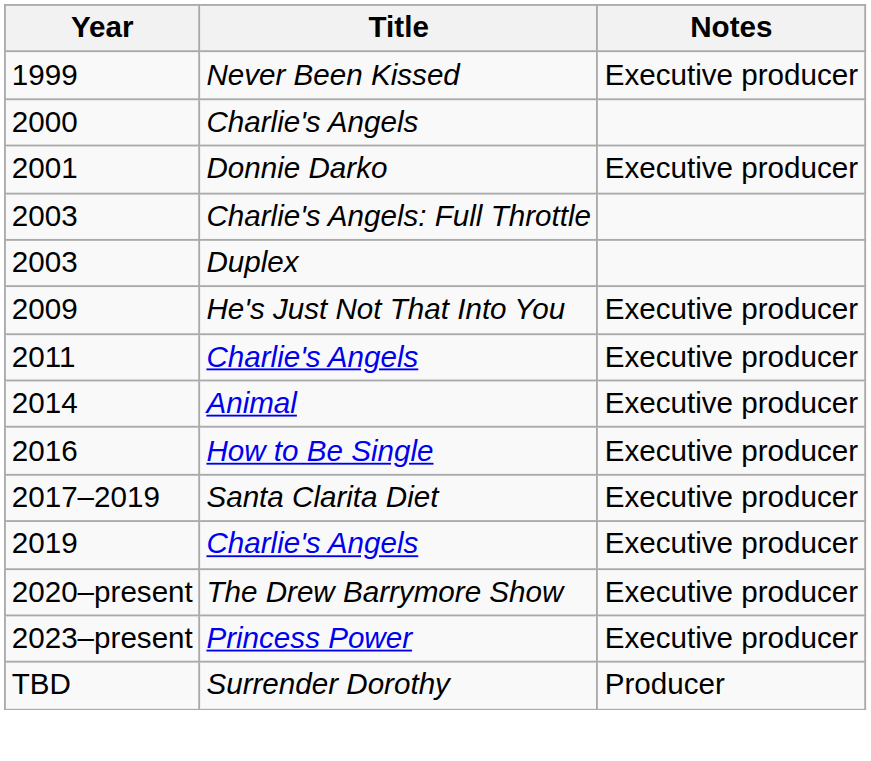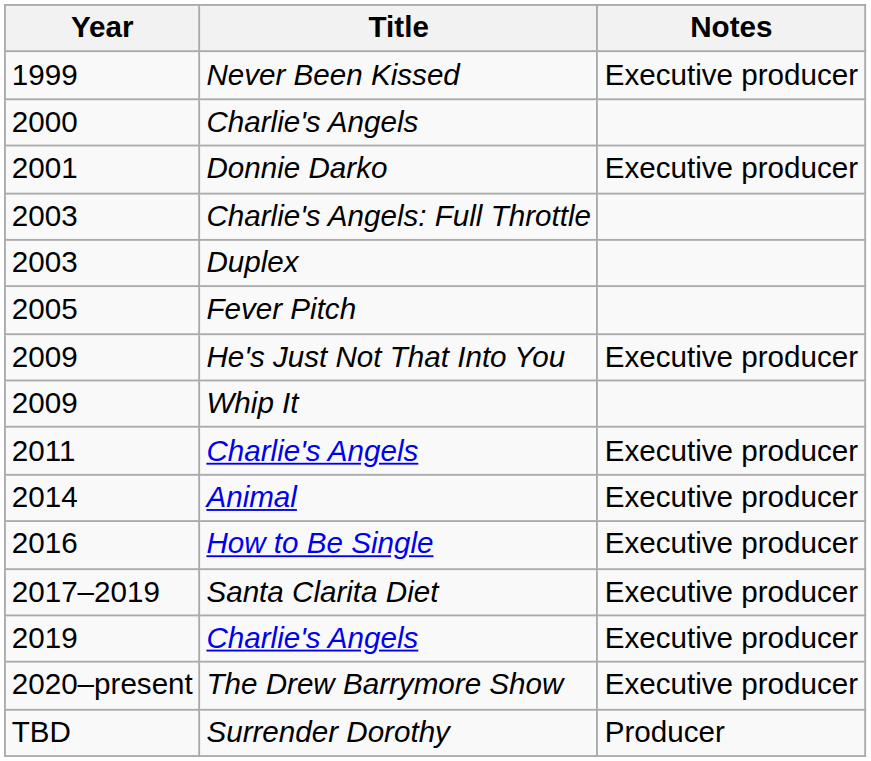+ row: (45, 309)
+ row: (45, 403)
- row: (102, 638)
